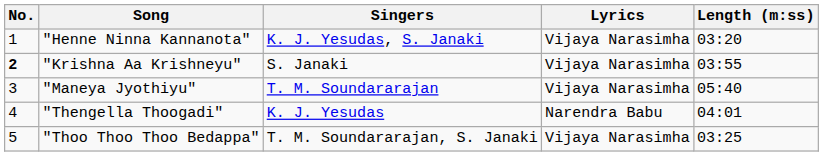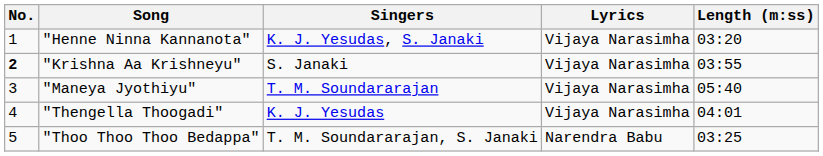(604, 114) Narendra Babu -> (617, 114) Vijaya Narasimha
(617, 139) Vijaya Narasimha -> (604, 139) Narendra Babu
